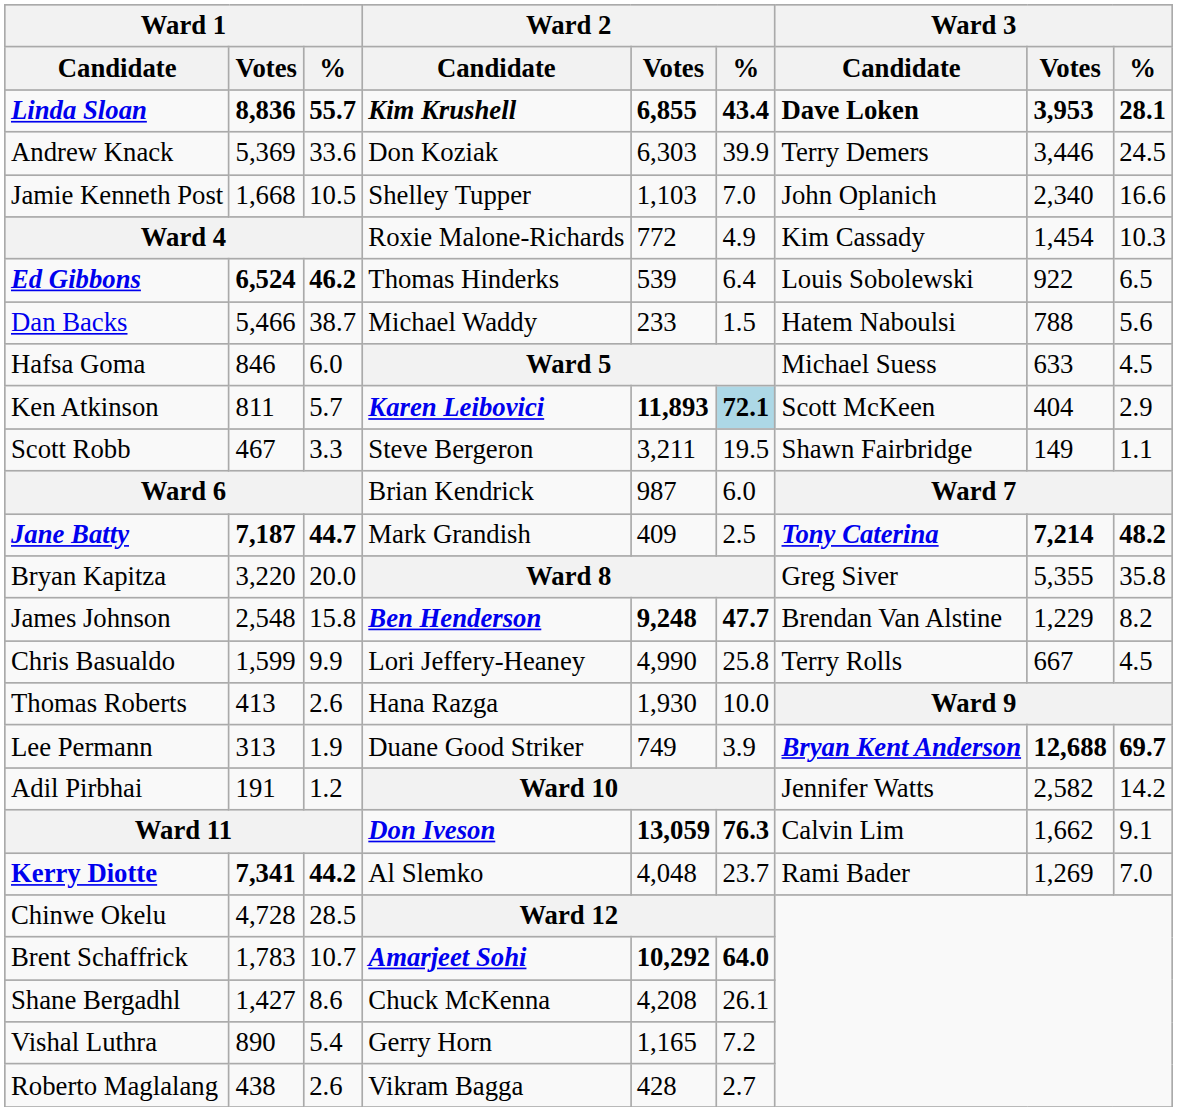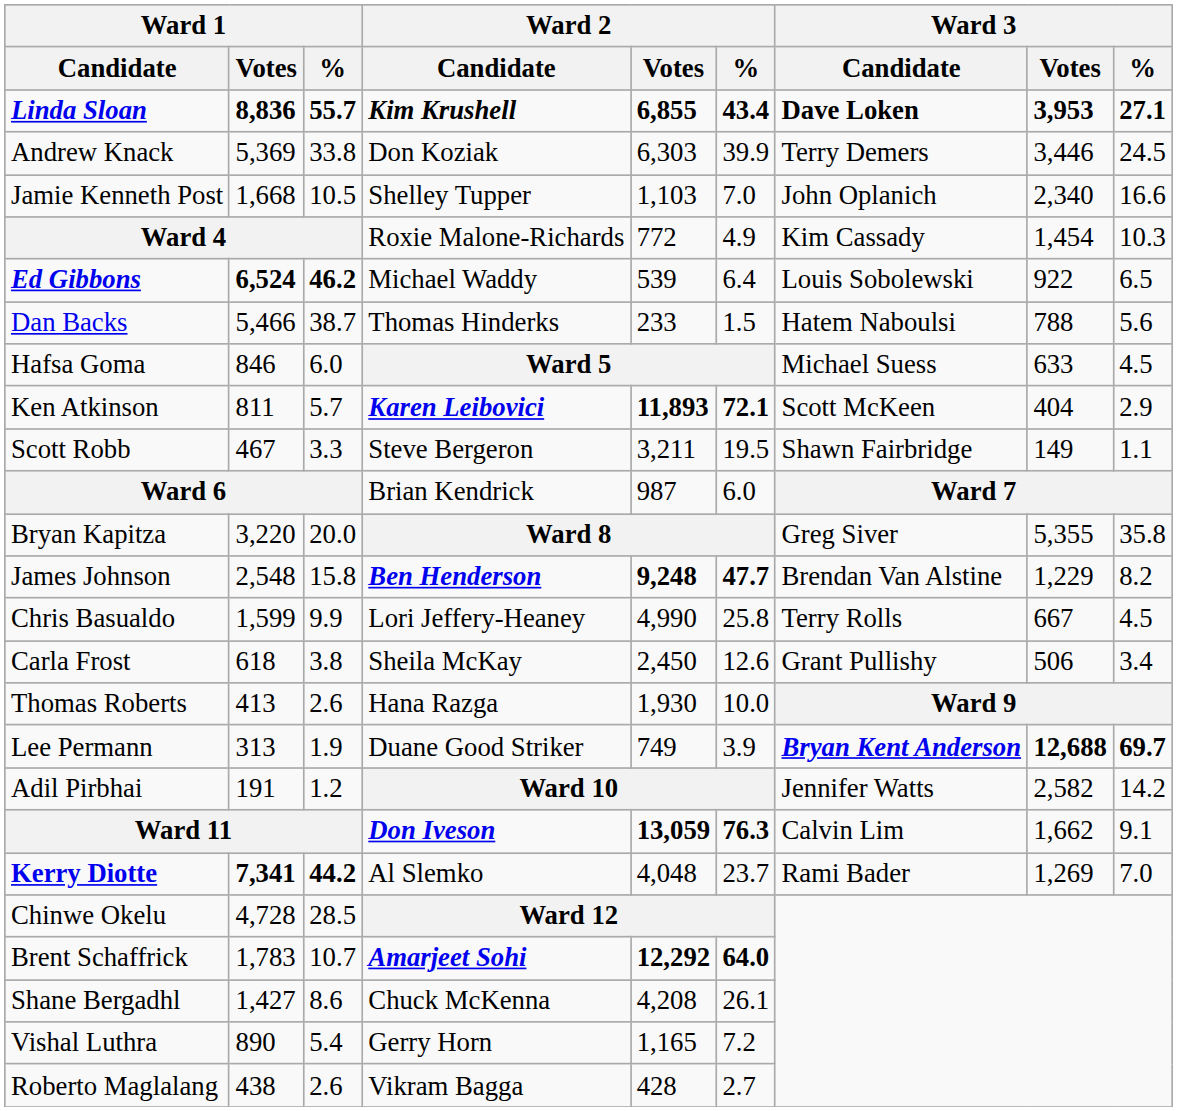(1143, 110) 28.1 -> (1143, 110) 27.1
(333, 152) 33.6 -> (333, 152) 33.8
(464, 279) Thomas Hinderks -> (453, 279) Michael Waddy
(453, 322) Michael Waddy -> (464, 322) Thomas Hinderks
(746, 407) lightblue background -> (746, 407) no background
- row: (70, 534)
+ row: (71, 661)
(673, 957) 10,292 -> (673, 957) 12,292
